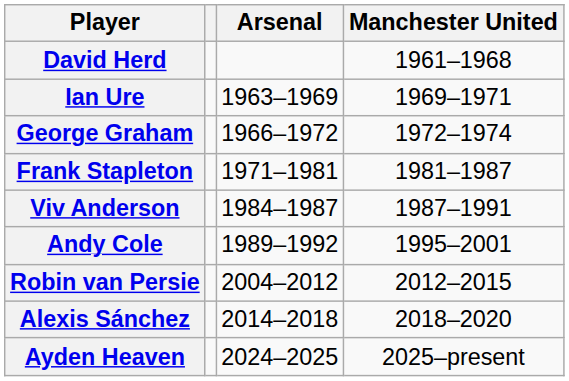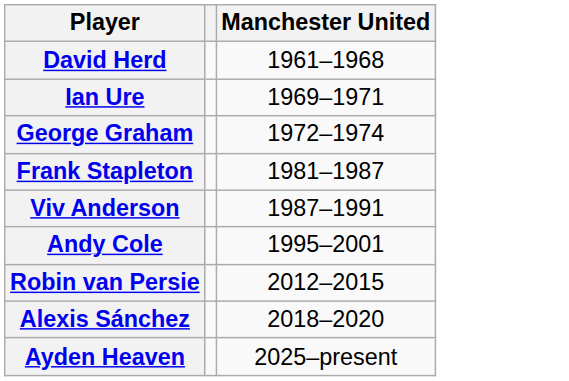- column: (280, 23)
